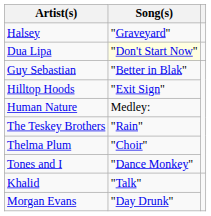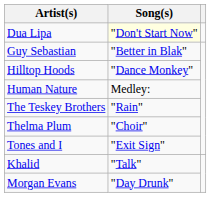- row: (24, 32)
(138, 88) "Exit Sign" -> (152, 70) "Dance Monkey"
(152, 164) "Dance Monkey" -> (138, 145) "Exit Sign"
